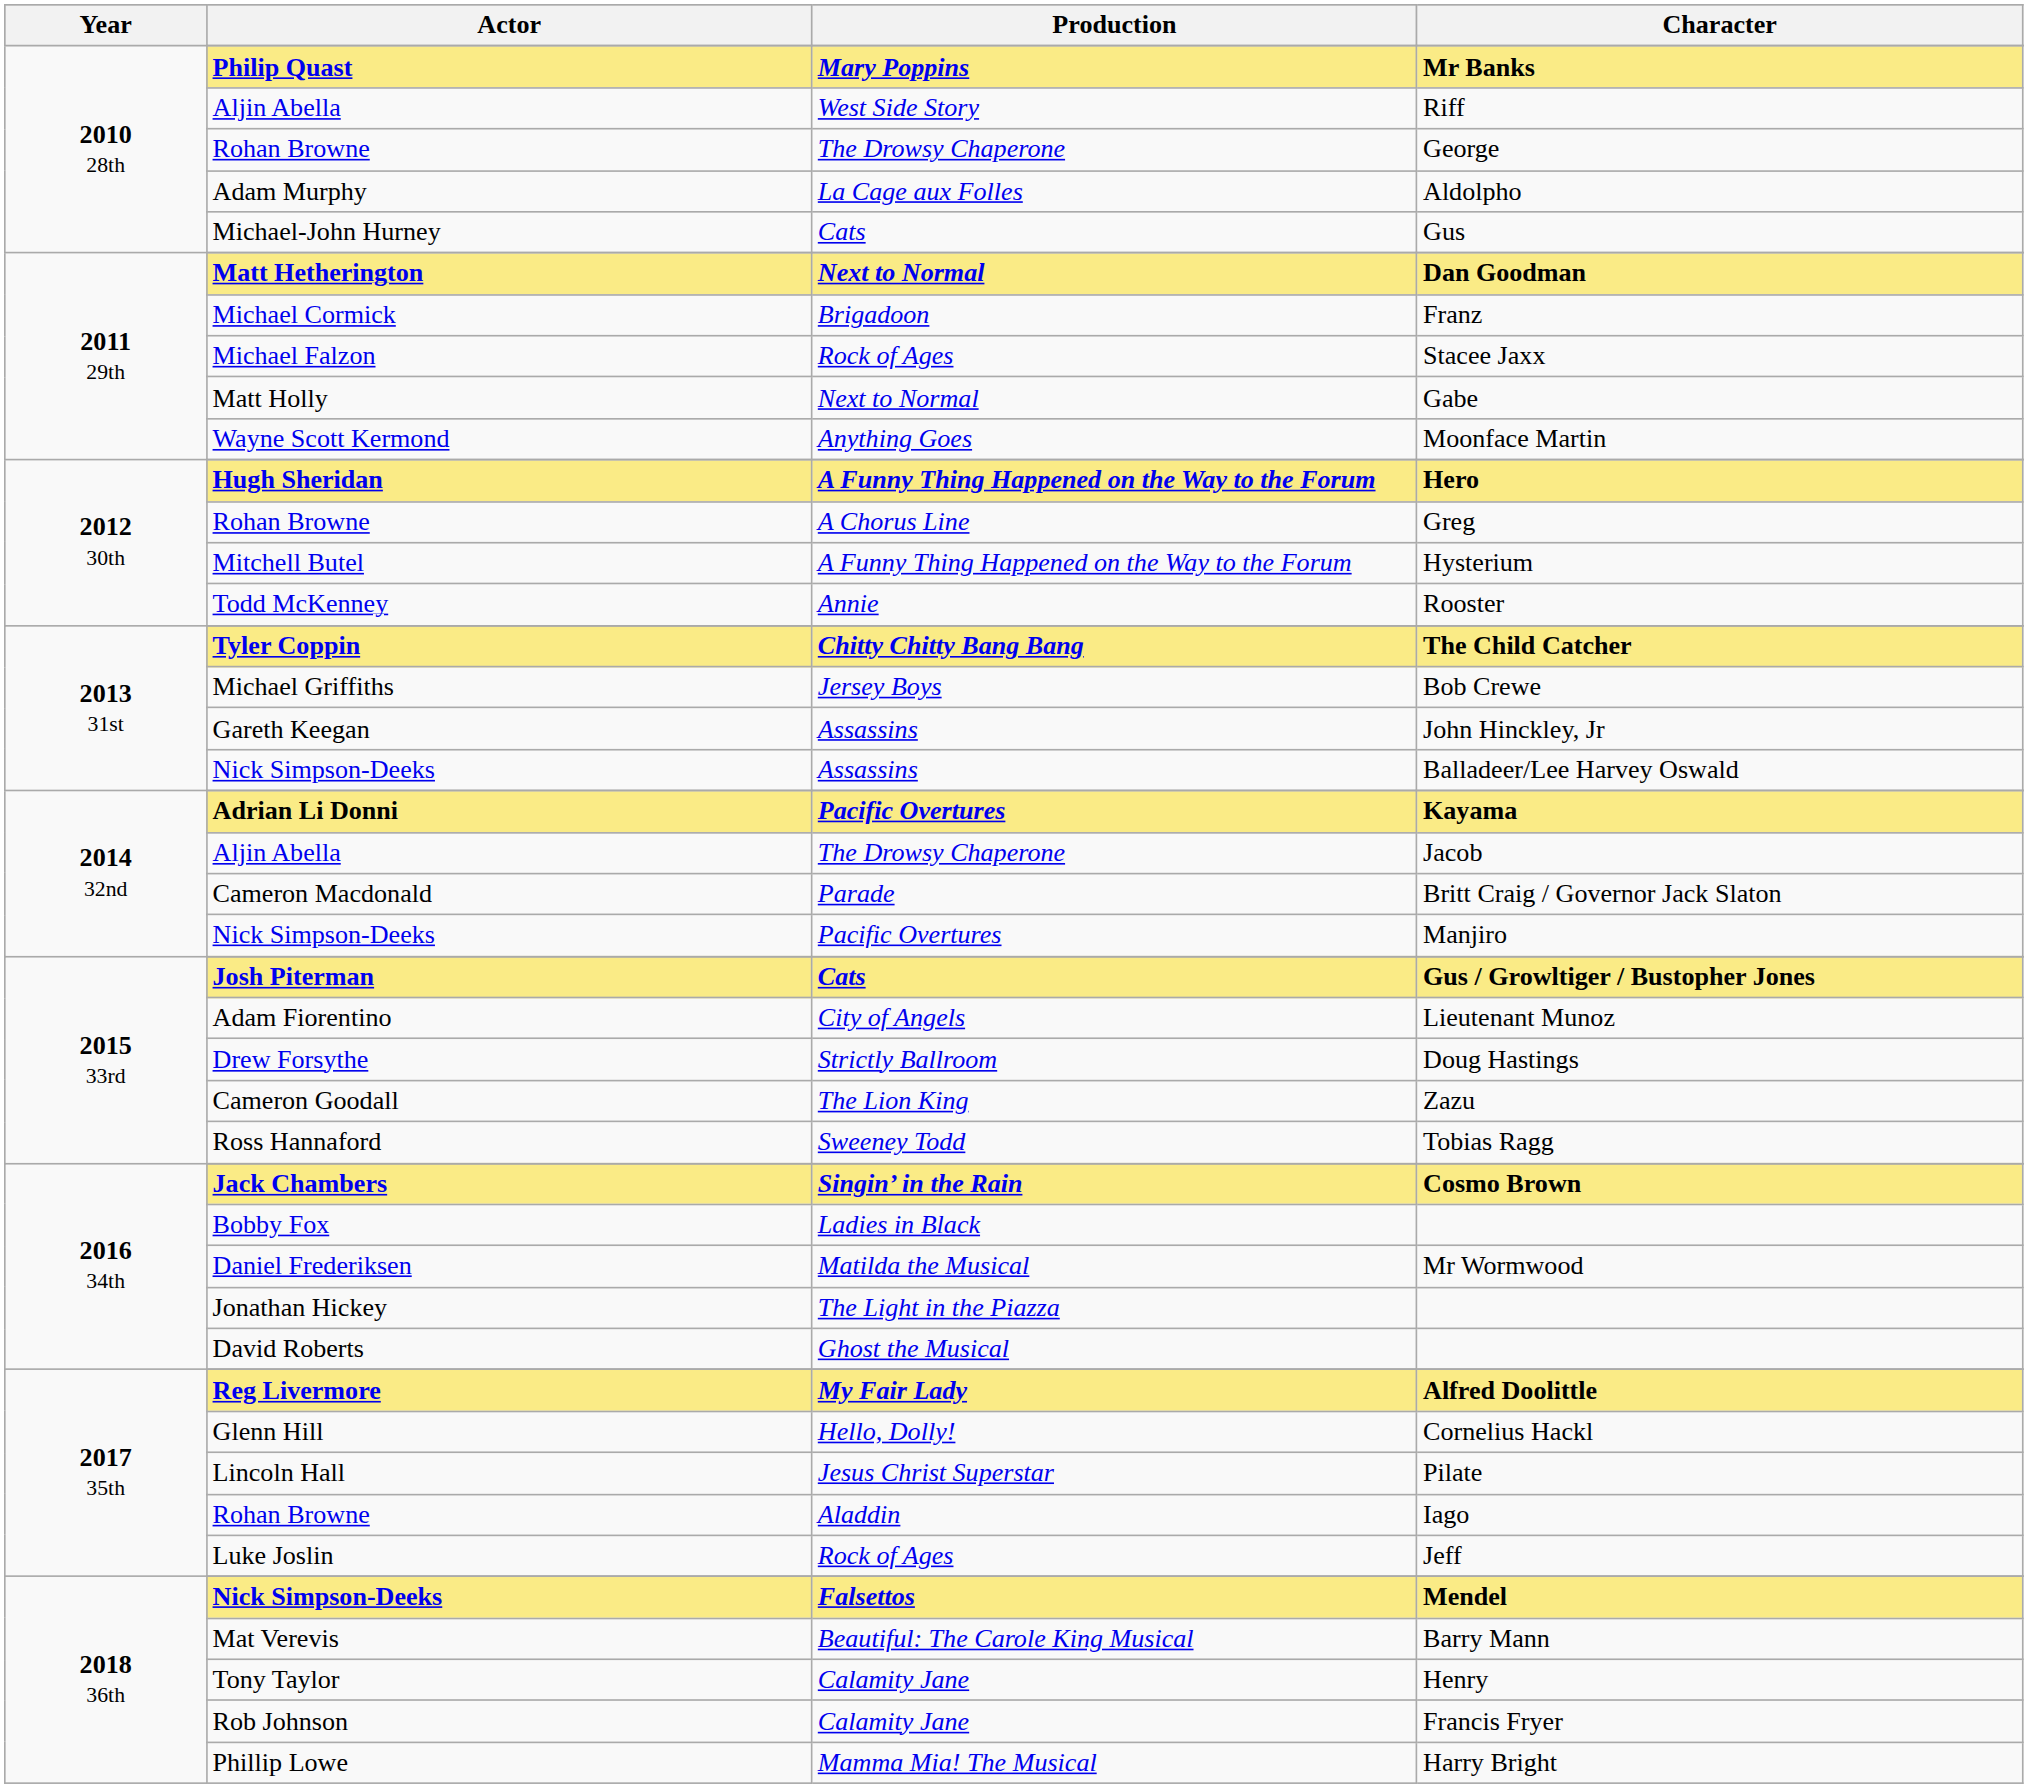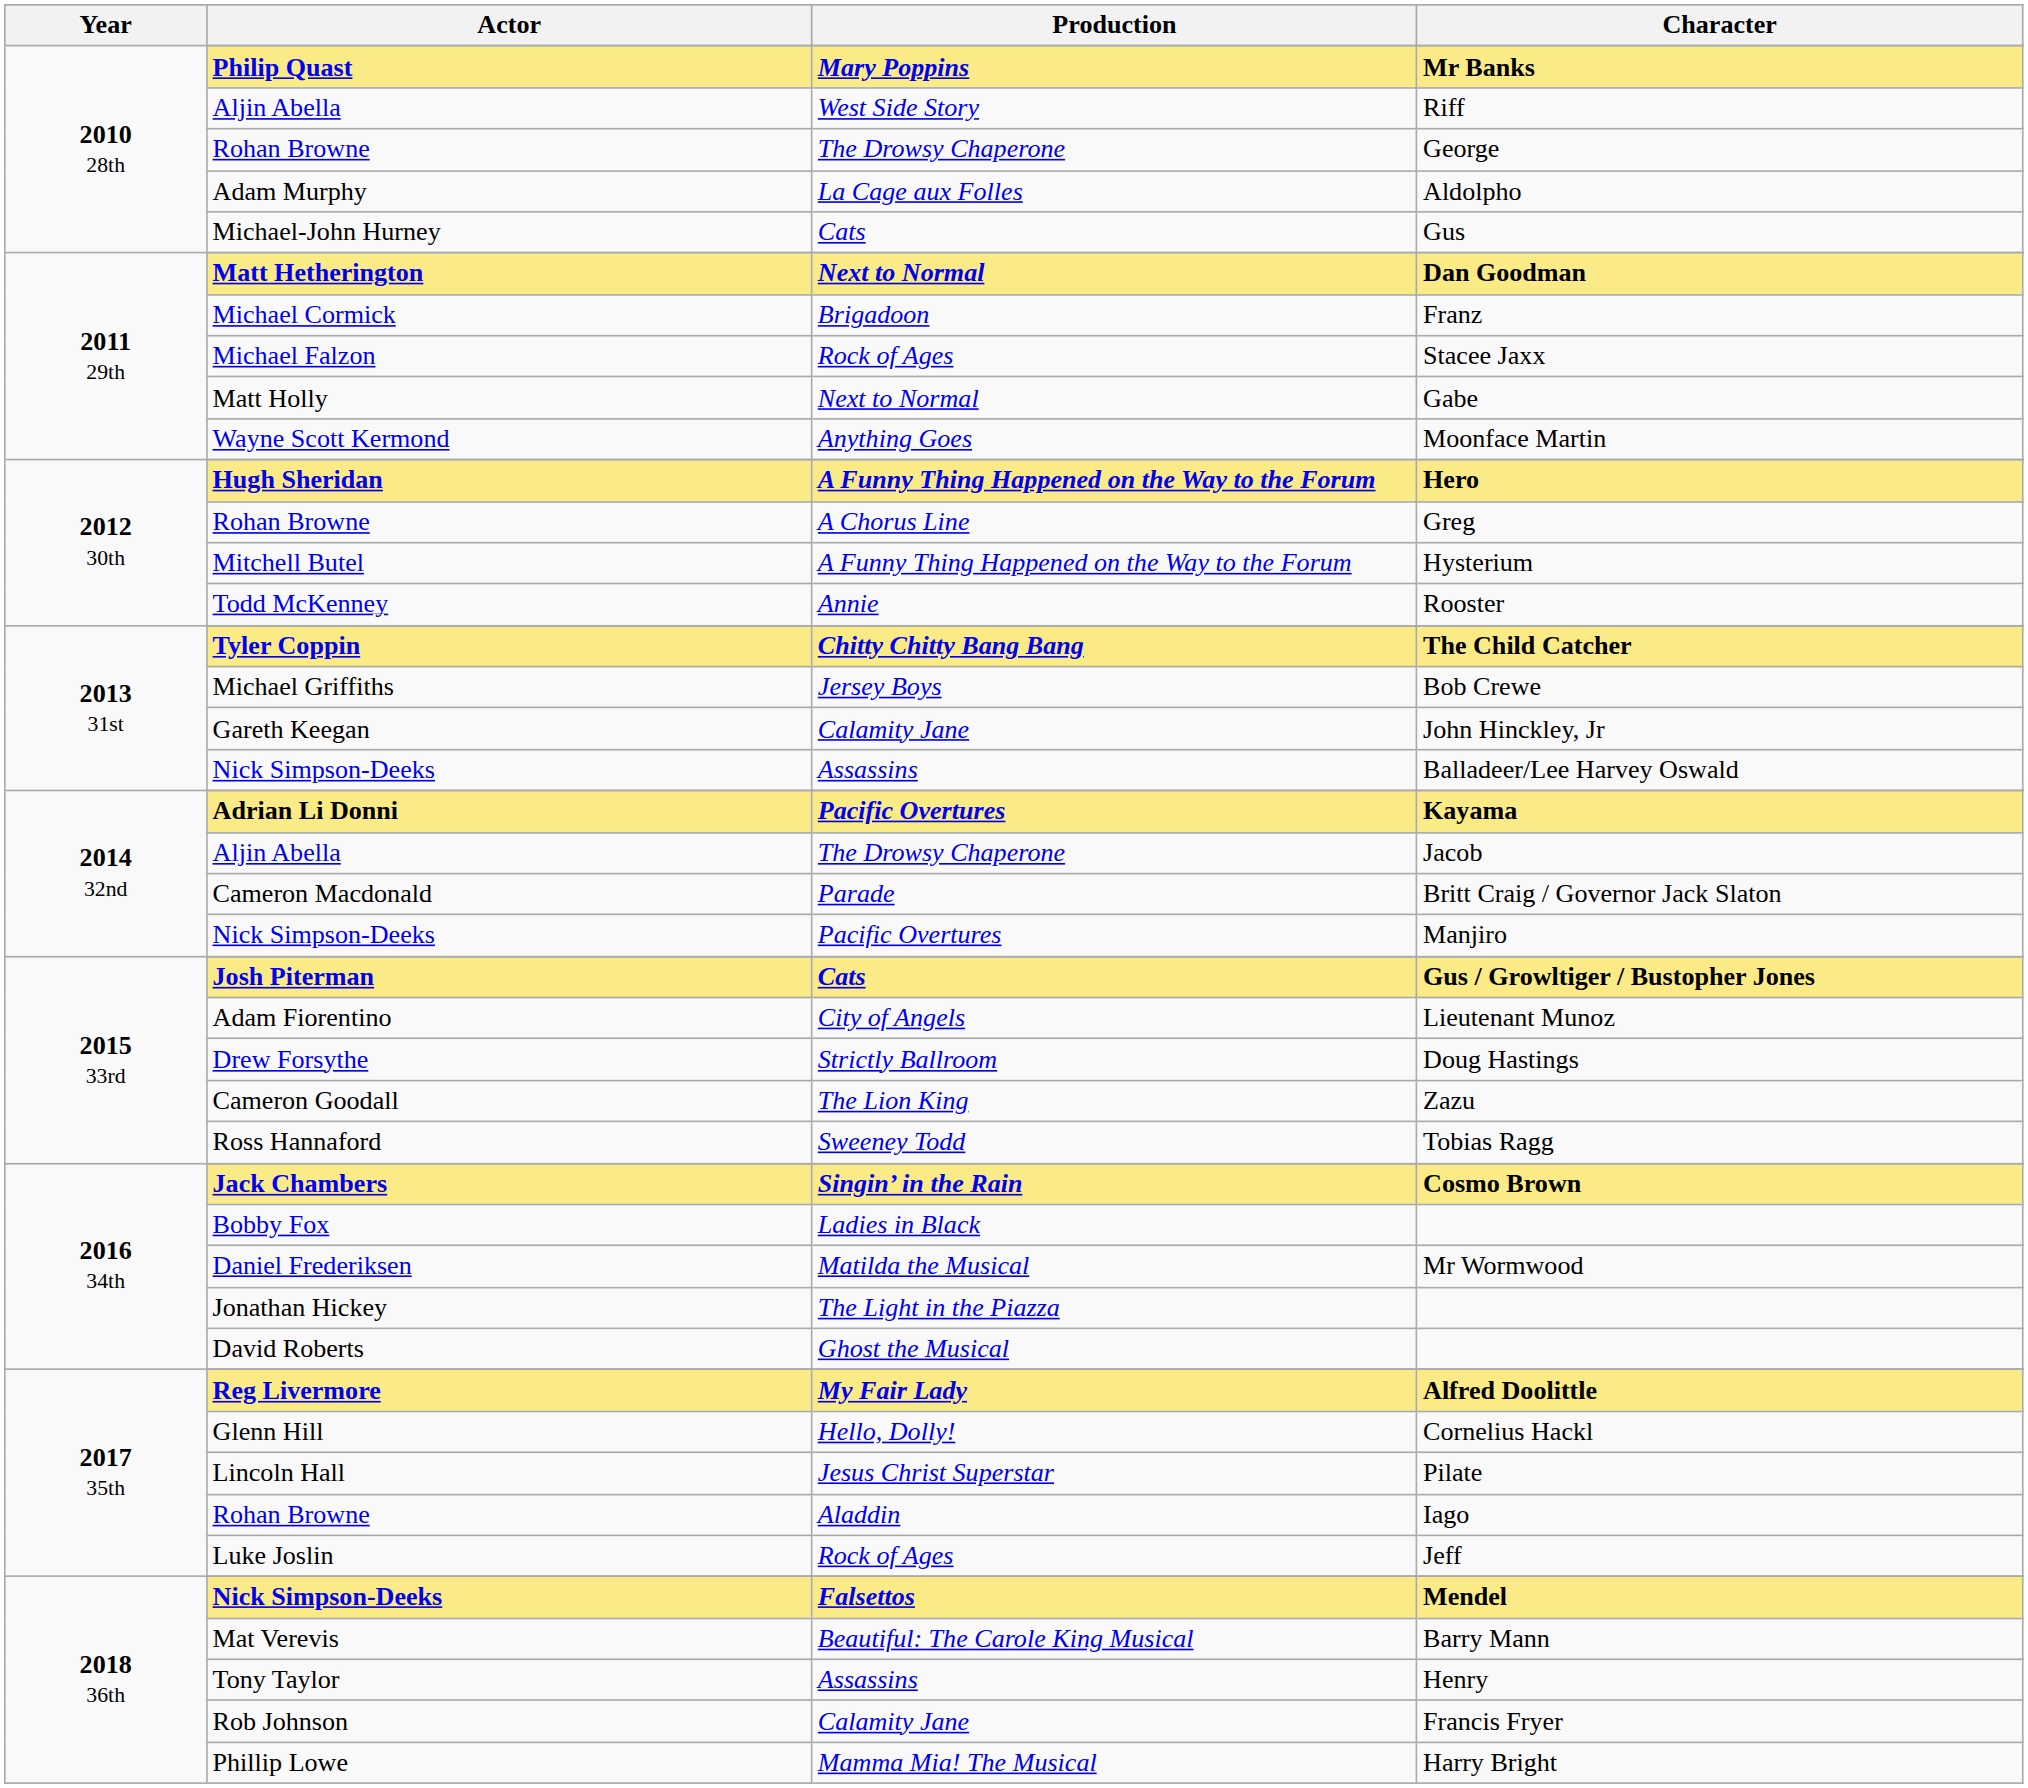(868, 728) Assassins -> (893, 728) Calamity Jane
(893, 1679) Calamity Jane -> (868, 1679) Assassins
